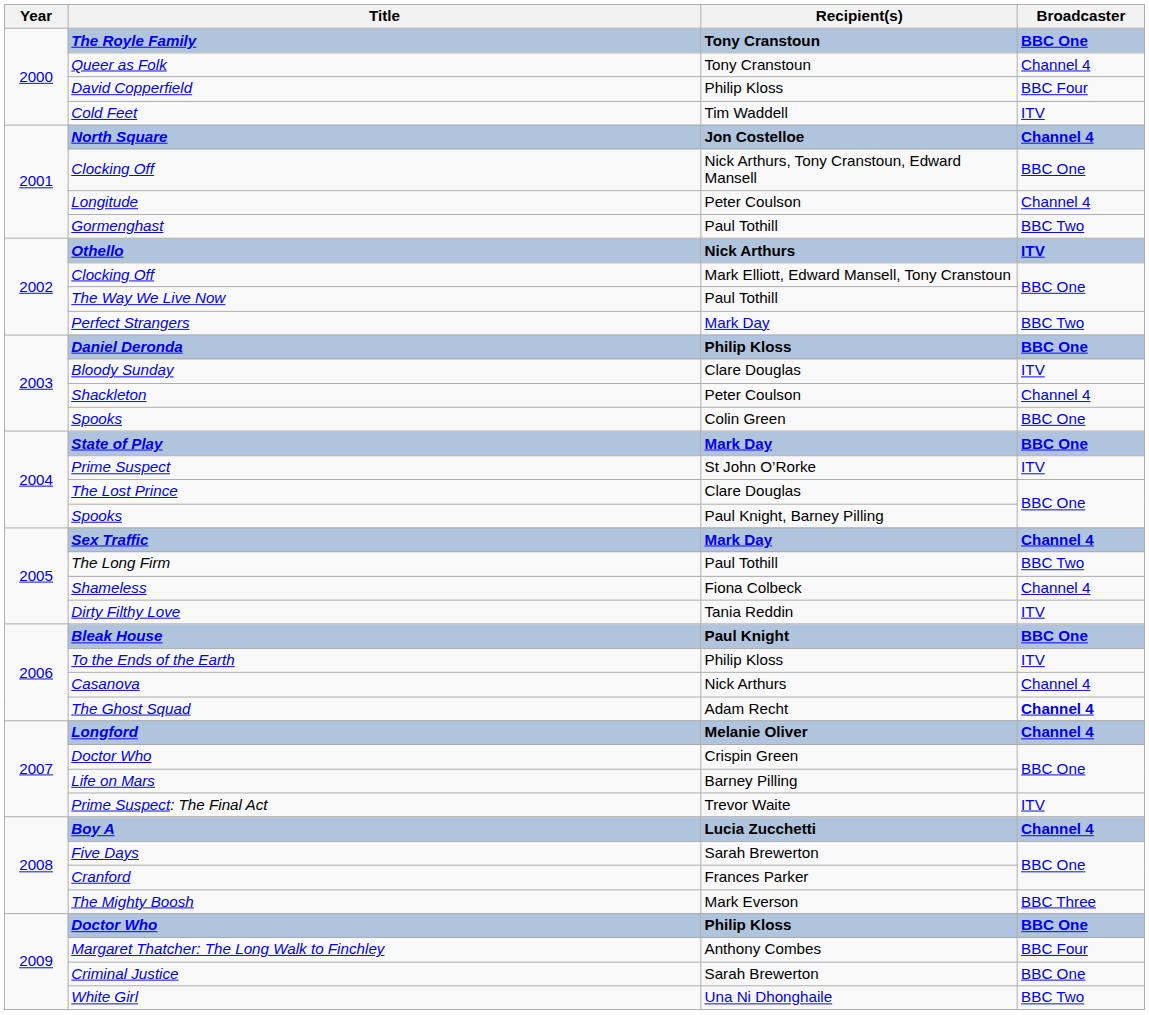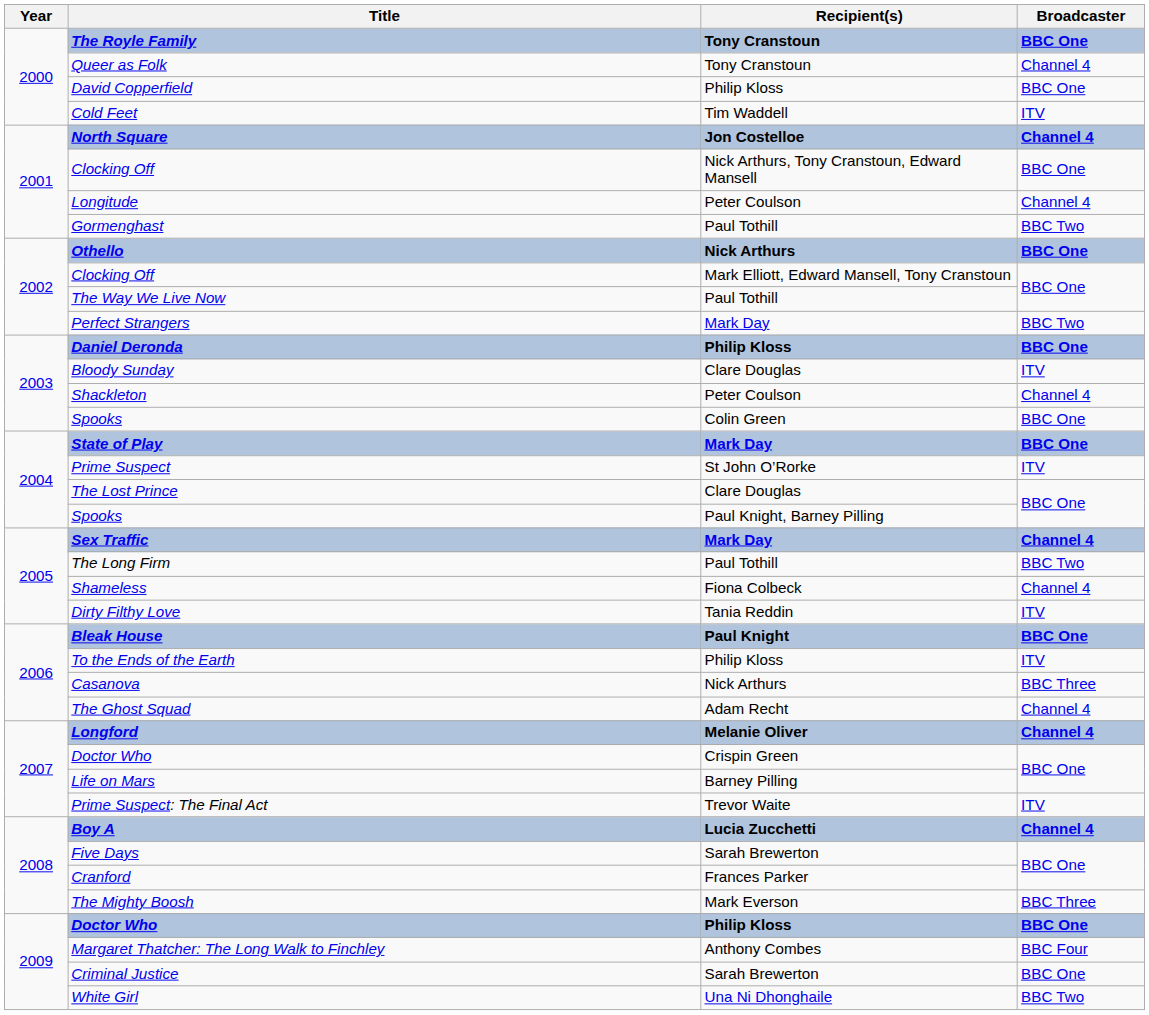(1054, 88) BBC Four -> (1053, 88) BBC One
(1033, 250) ITV -> (1054, 250) BBC One
(1056, 684) Channel 4 -> (1059, 684) BBC Three
(1057, 708) bold -> (1056, 708) normal
